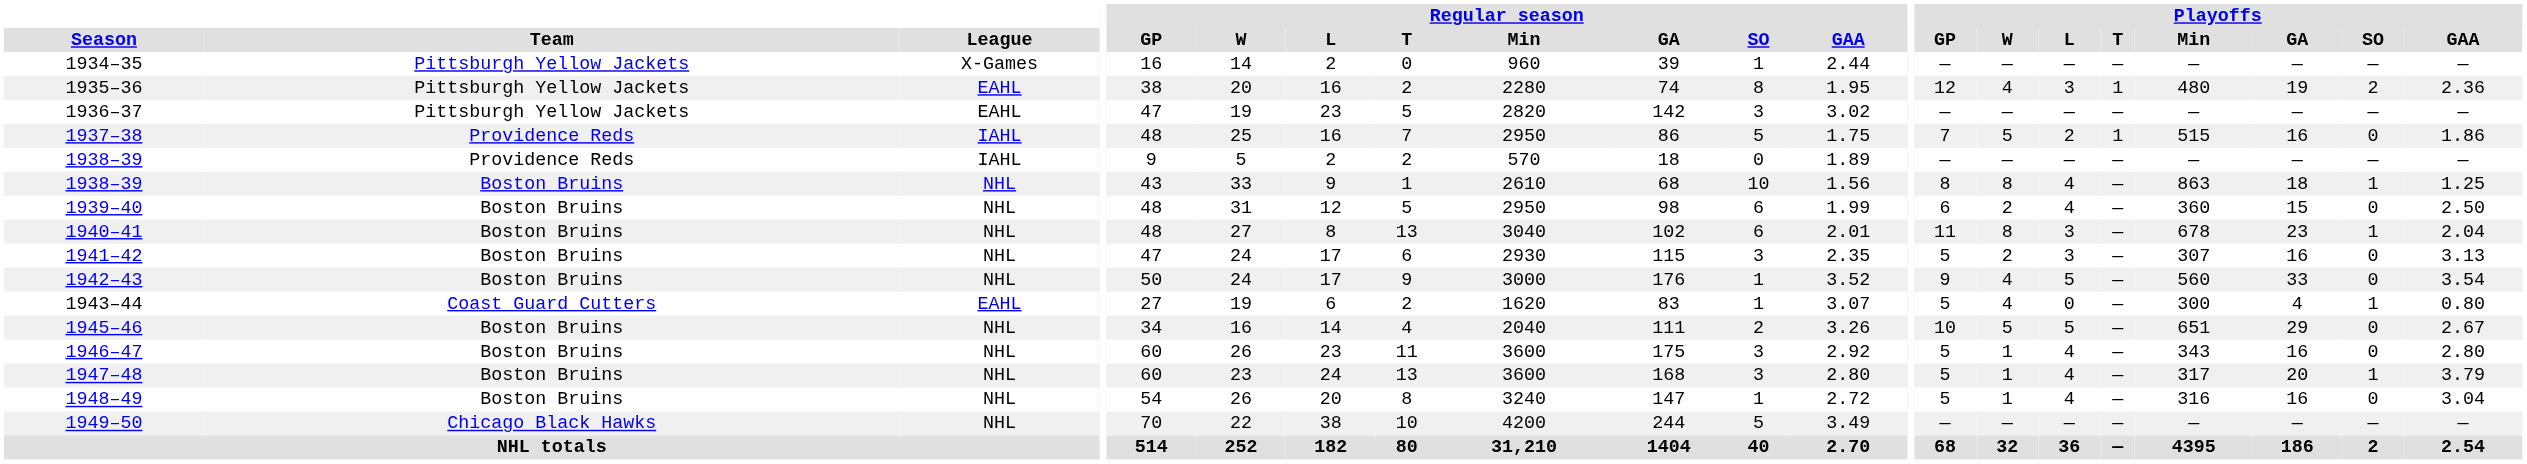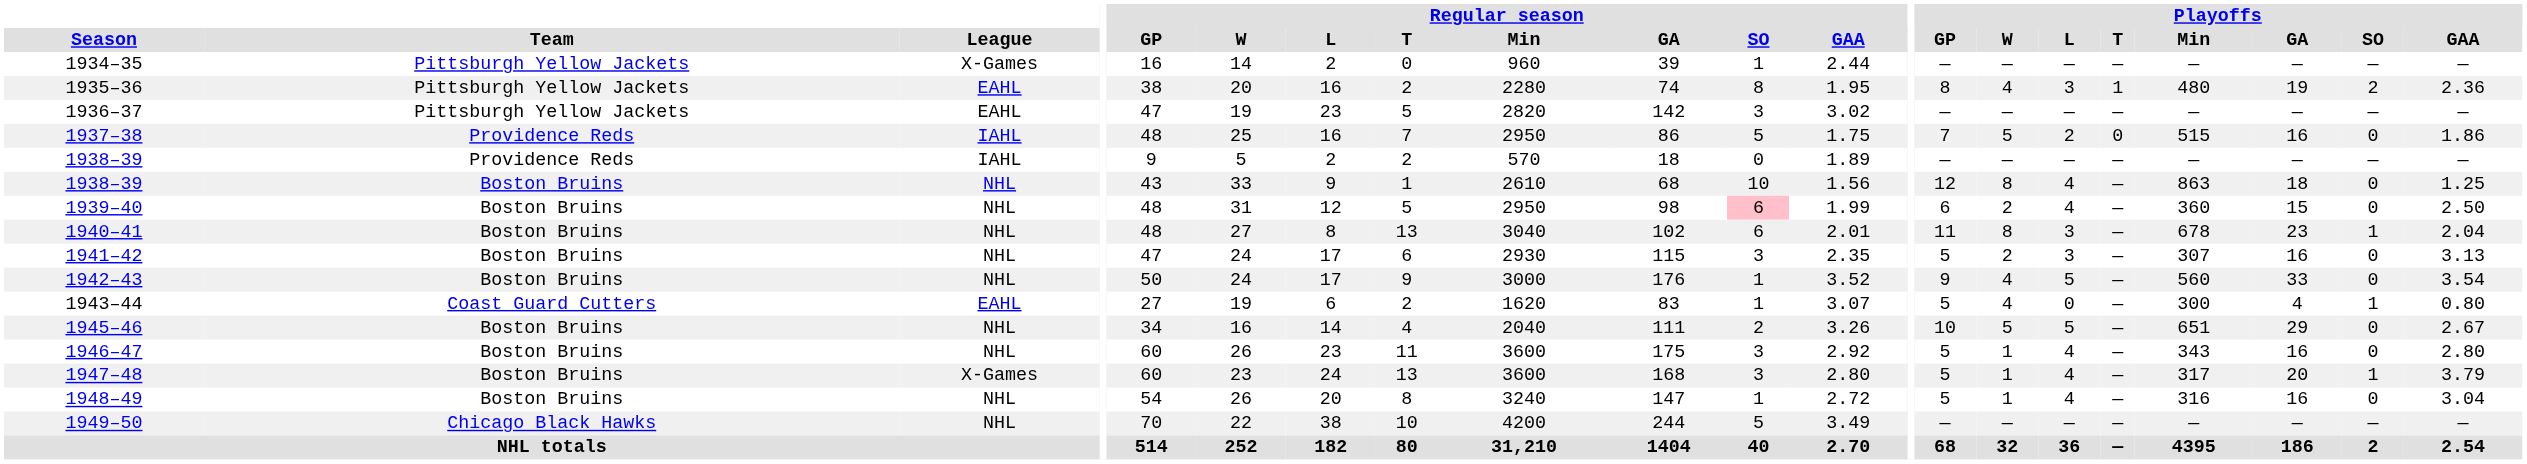(1945, 88) 12 -> (1945, 88) 8
(2118, 136) 1 -> (2118, 136) 0
(1945, 184) 8 -> (1945, 184) 12
(2373, 184) 1 -> (2373, 184) 0
(1758, 208) no background -> (1758, 208) pink background
(1000, 376) NHL -> (1000, 376) X-Games
